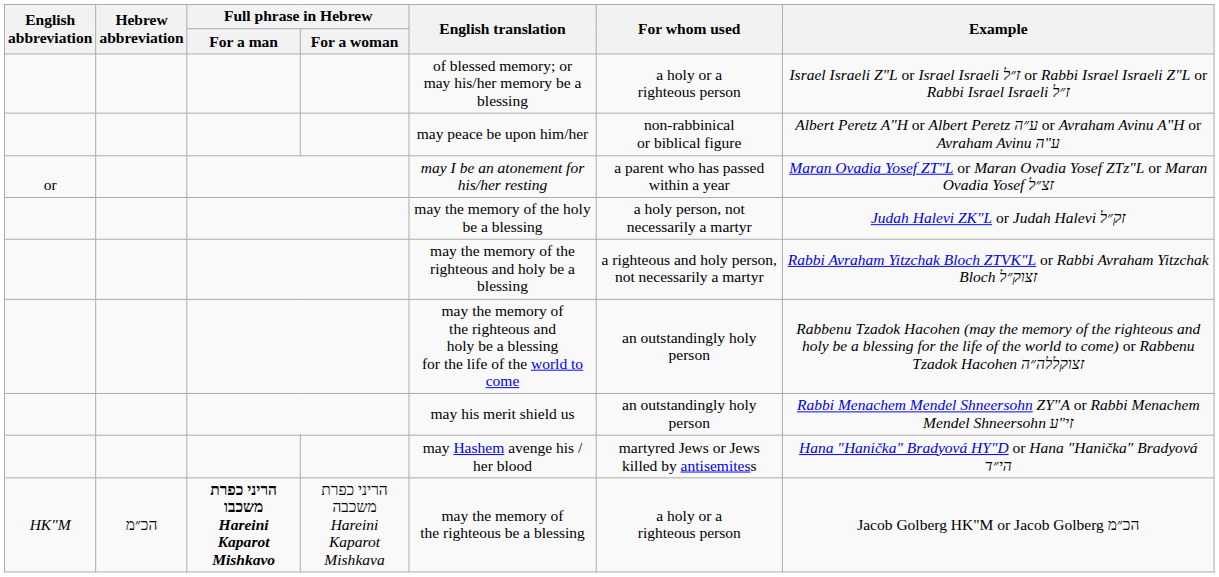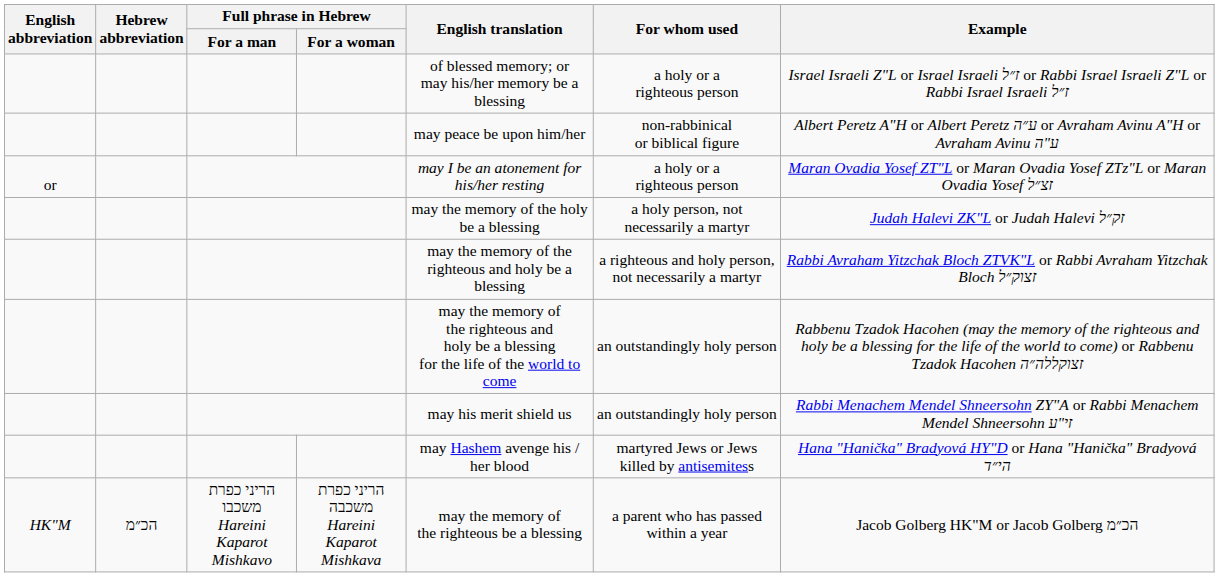(689, 176) a parent who has passed within a year -> (687, 176) a holy or a righteous person
(244, 524) bold -> (242, 524) normal
(689, 524) a holy or a righteous person -> (687, 524) a parent who has passed within a year
